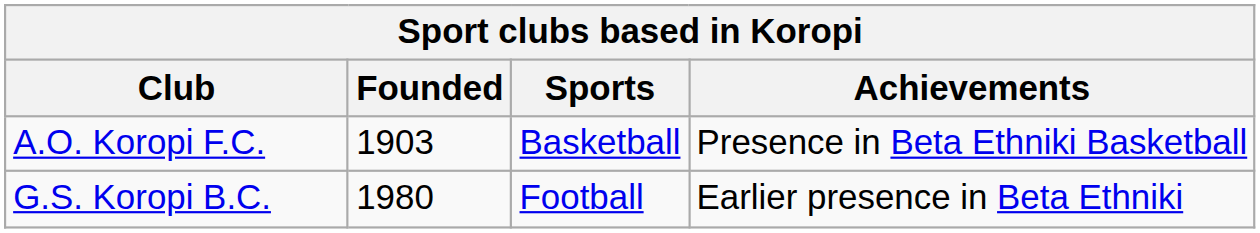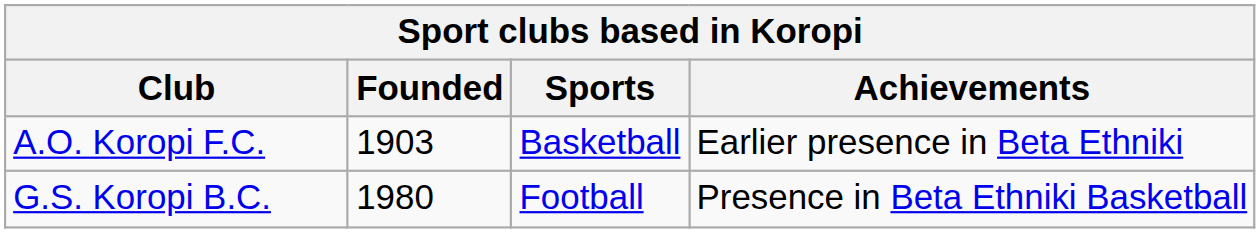(972, 142) Presence in Beta Ethniki Basketball -> (940, 142) Earlier presence in Beta Ethniki
(940, 198) Earlier presence in Beta Ethniki -> (972, 198) Presence in Beta Ethniki Basketball
